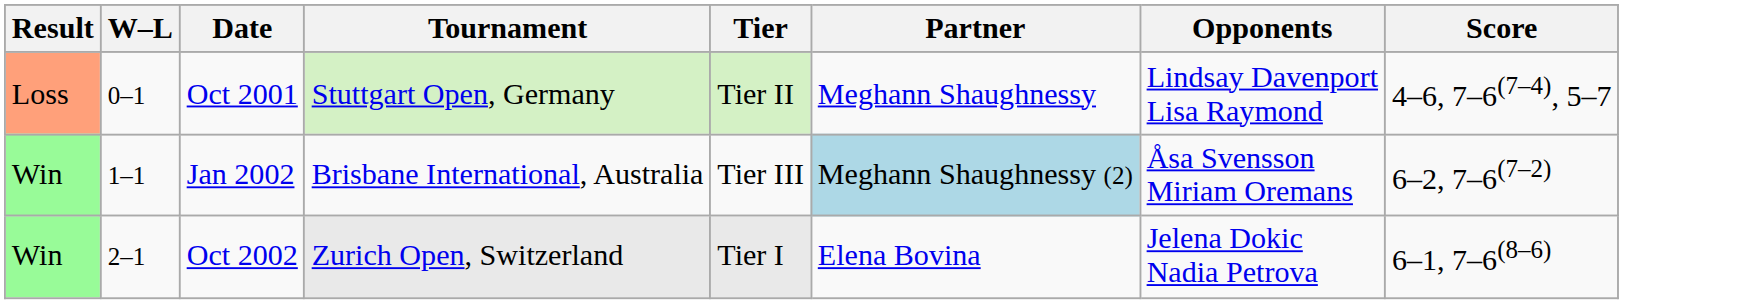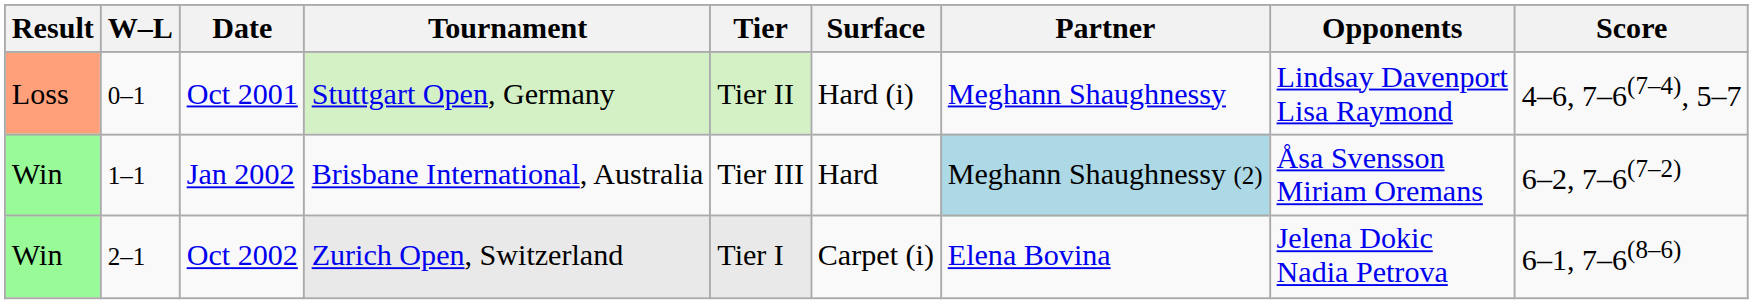+ column: (876, 28)
